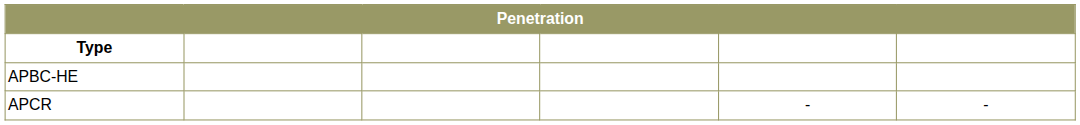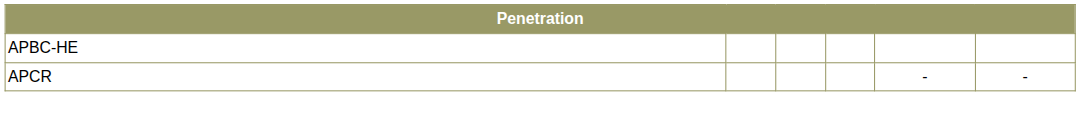- row: (94, 47)
